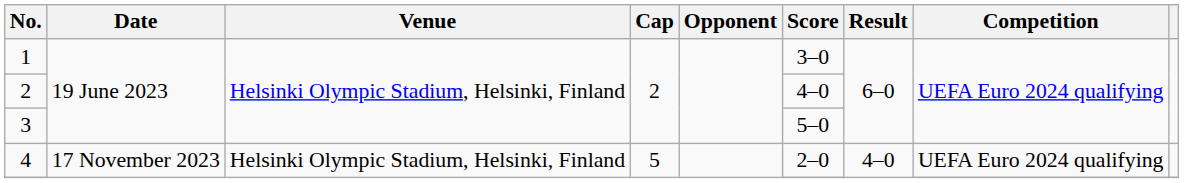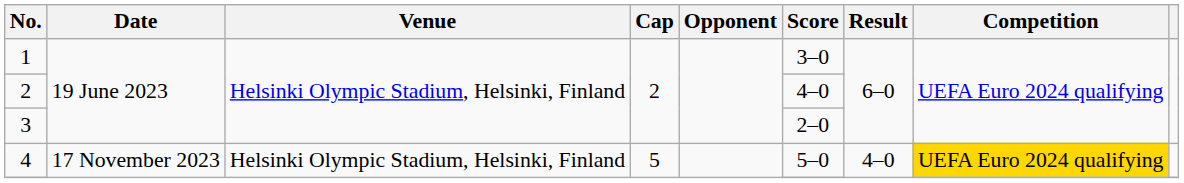(813, 125) 5–0 -> (813, 125) 2–0
(813, 159) 2–0 -> (813, 159) 5–0
(1041, 159) no background -> (1041, 159) gold background
